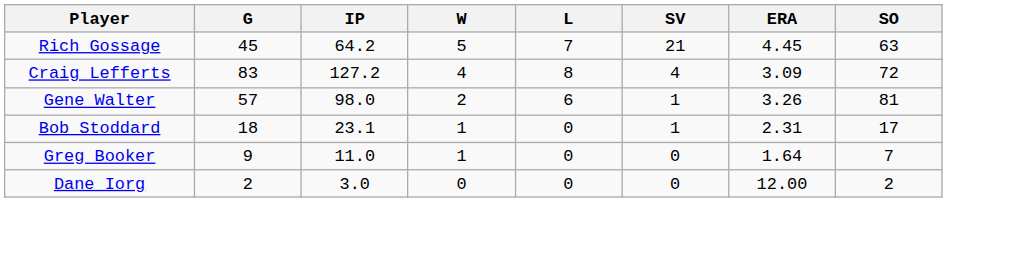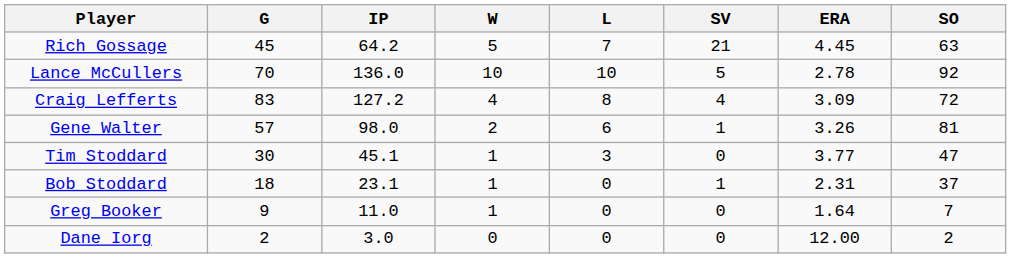+ row: (106, 74)
+ row: (106, 156)
(889, 129) 17 -> (949, 184) 37
